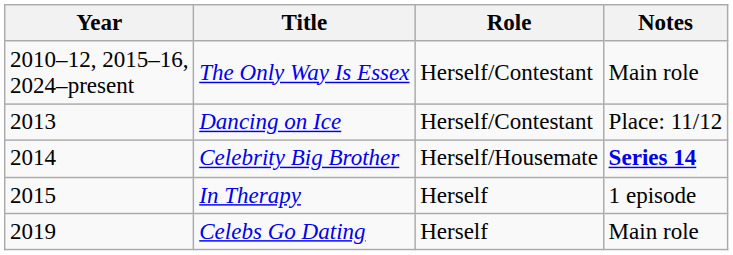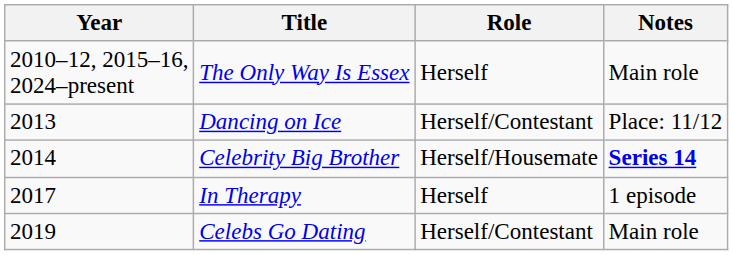(507, 72) Herself/Contestant -> (454, 72) Herself
(33, 194) 2015 -> (33, 194) 2017
(454, 231) Herself -> (507, 231) Herself/Contestant
